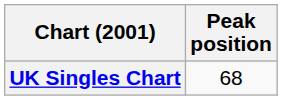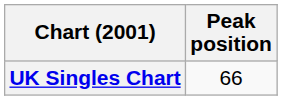(231, 77) 68 -> (231, 77) 66
